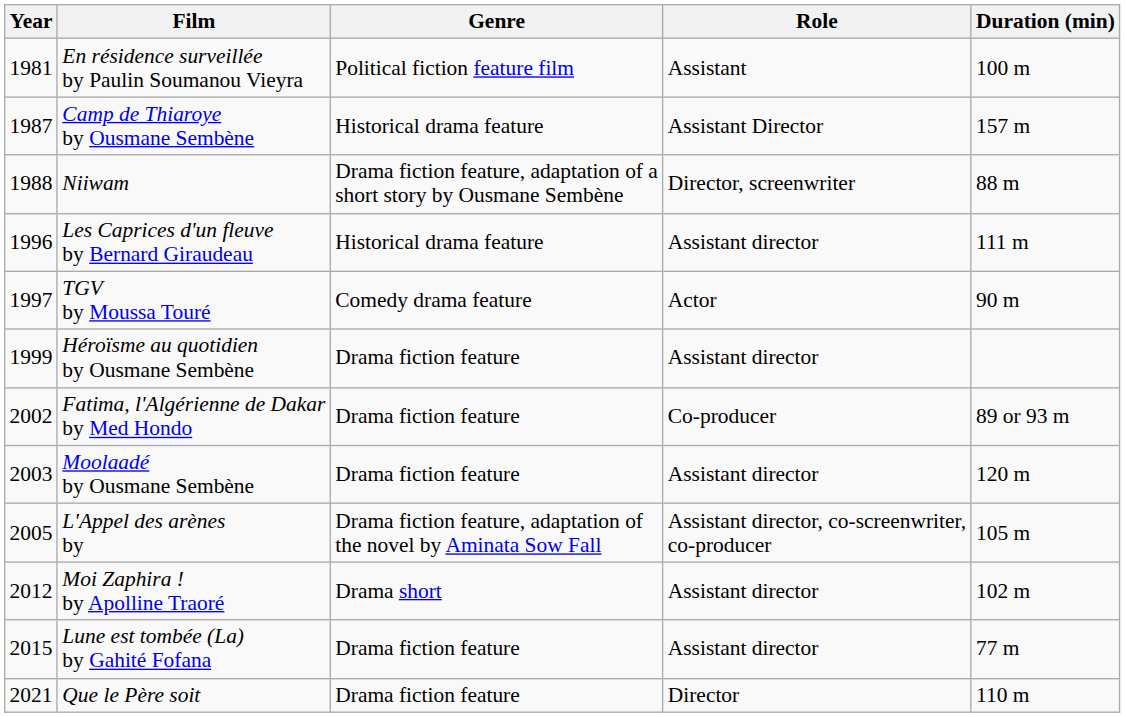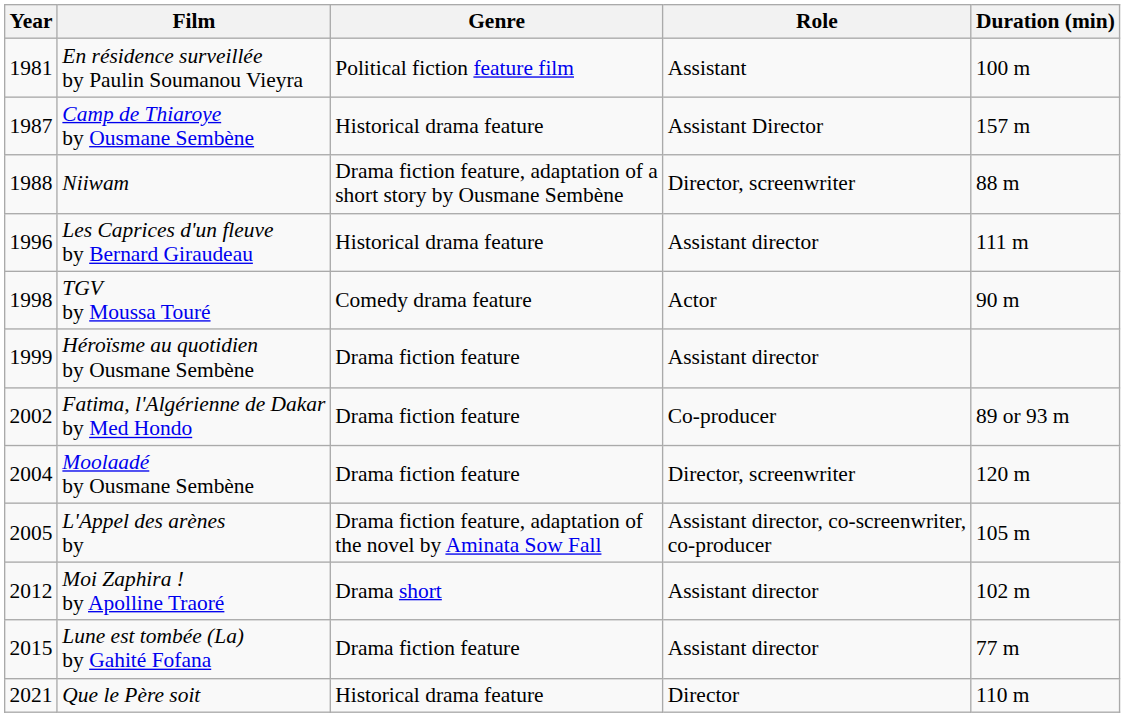(31, 300) 1997 -> (31, 300) 1998
(31, 474) 2003 -> (31, 474) 2004
(743, 474) Assistant director -> (761, 474) Director, screenwriter
(428, 694) Drama fiction feature -> (439, 694) Historical drama feature
